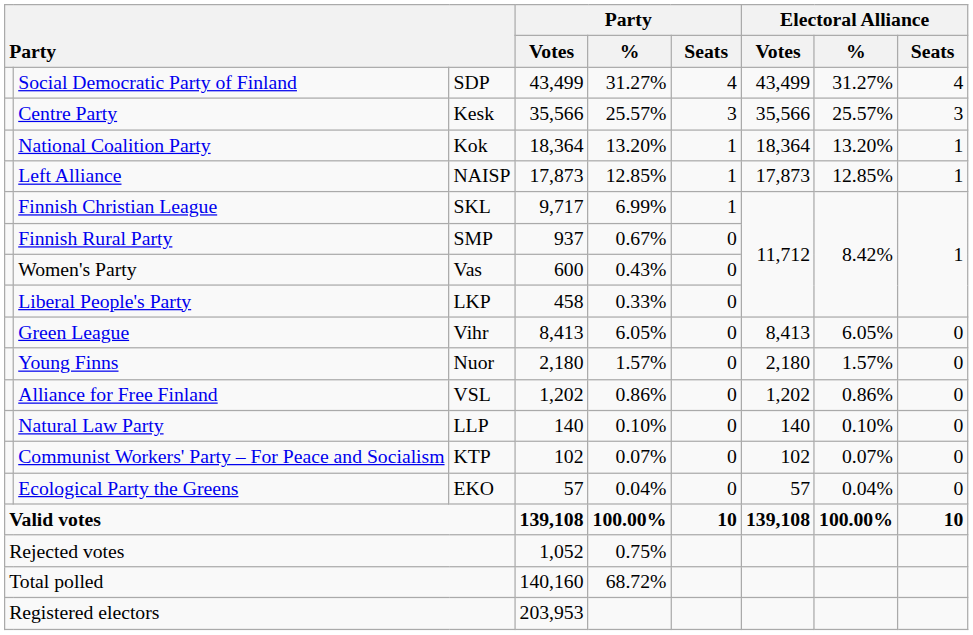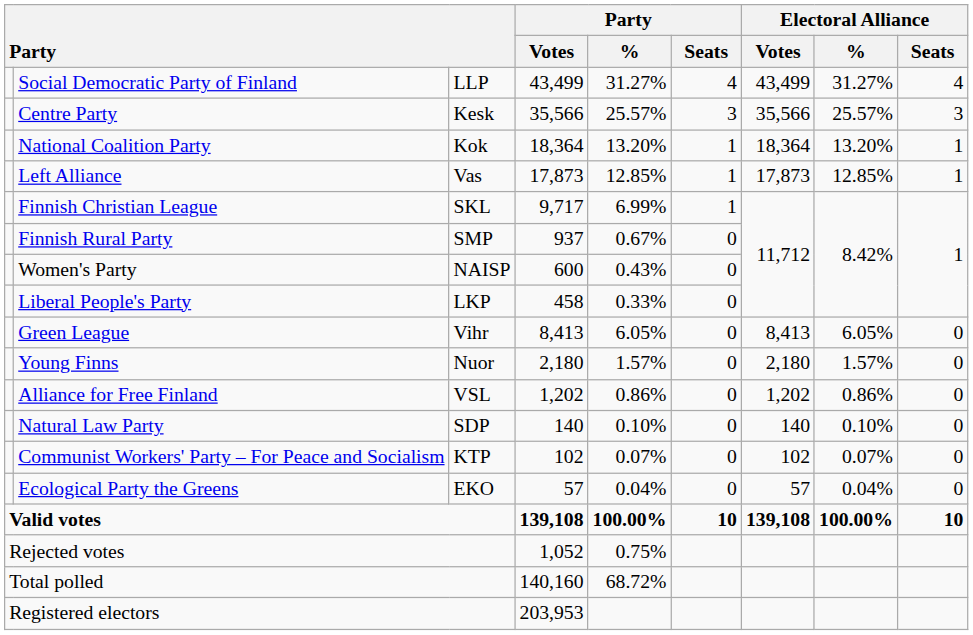(472, 82) SDP -> (471, 82) LLP
(482, 176) NAISP -> (468, 176) Vas
(468, 269) Vas -> (482, 269) NAISP
(471, 425) LLP -> (472, 425) SDP
